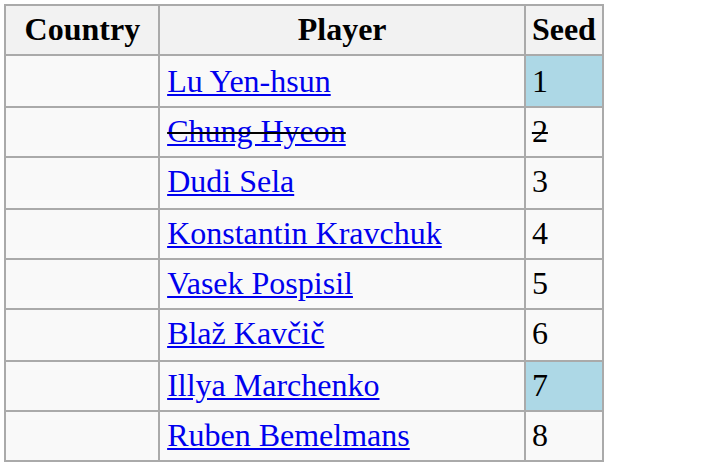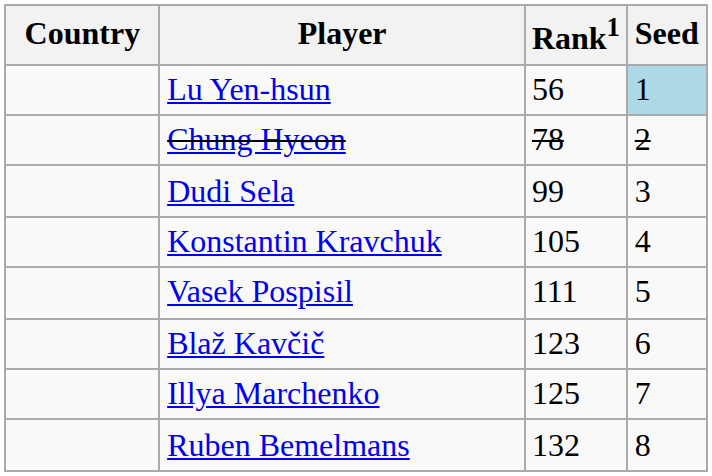+ column: (576, 34)
(540, 385) lightblue background -> (643, 393) no background
